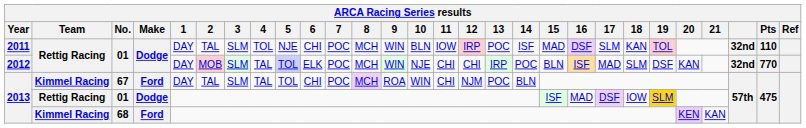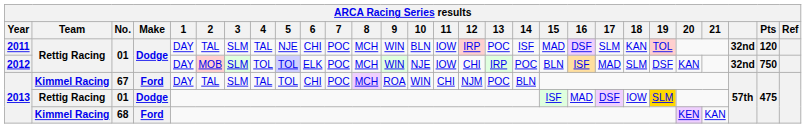(263, 47) TOL -> (263, 47) TAL
(768, 47) 110 -> (768, 47) 120
(263, 64) TAL -> (263, 64) TOL
(446, 64) CHI -> (446, 64) IOW
(768, 64) 770 -> (768, 64) 750
